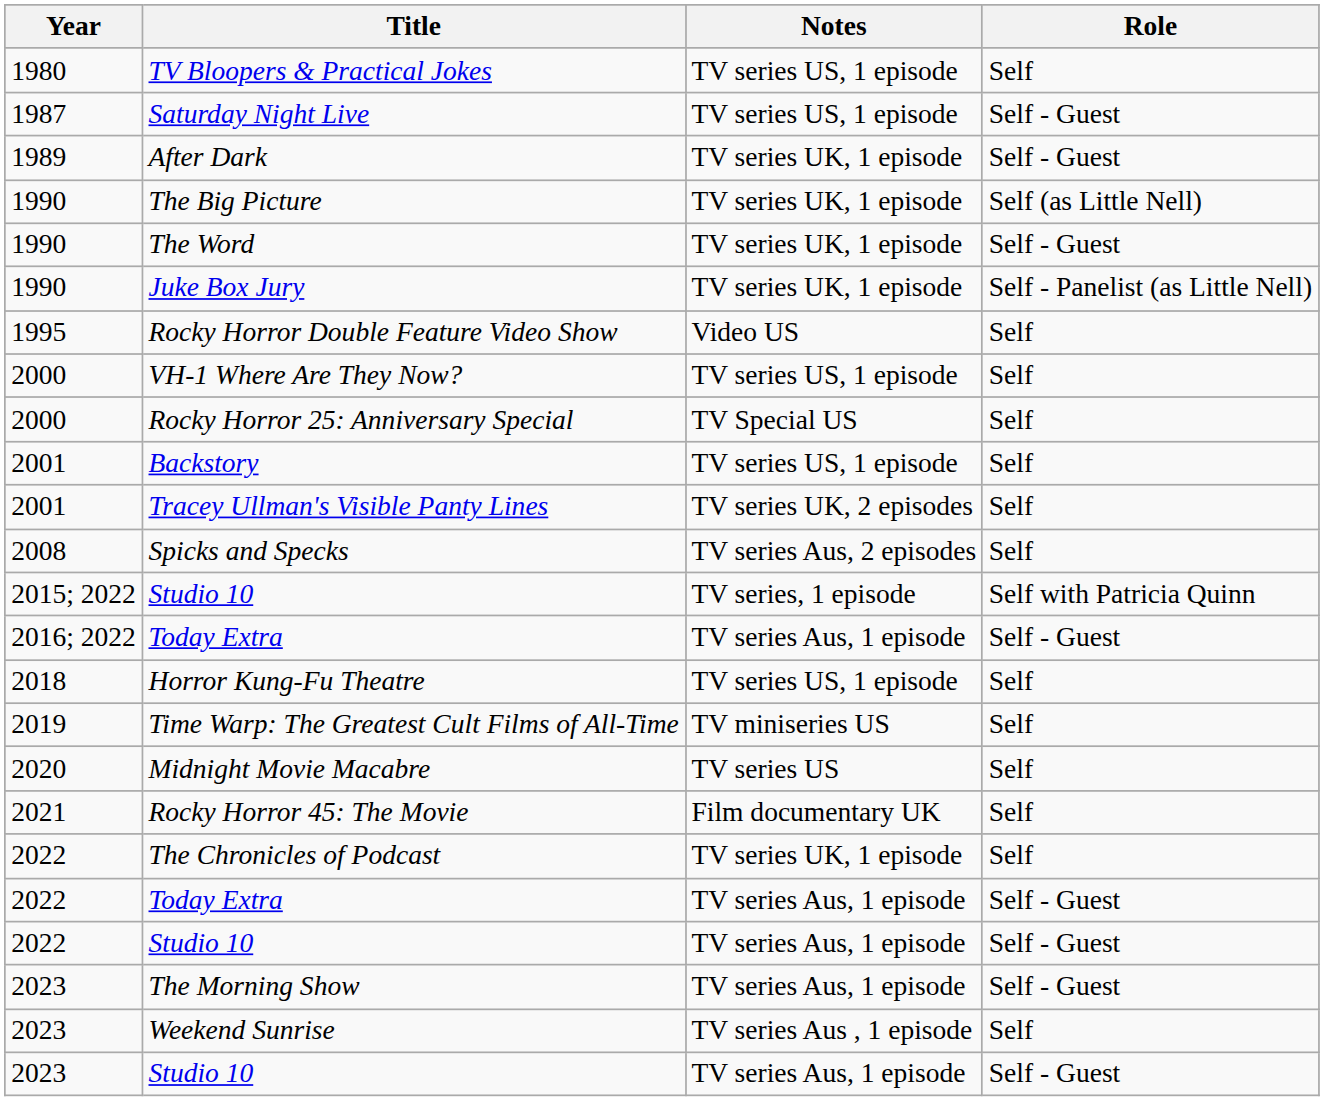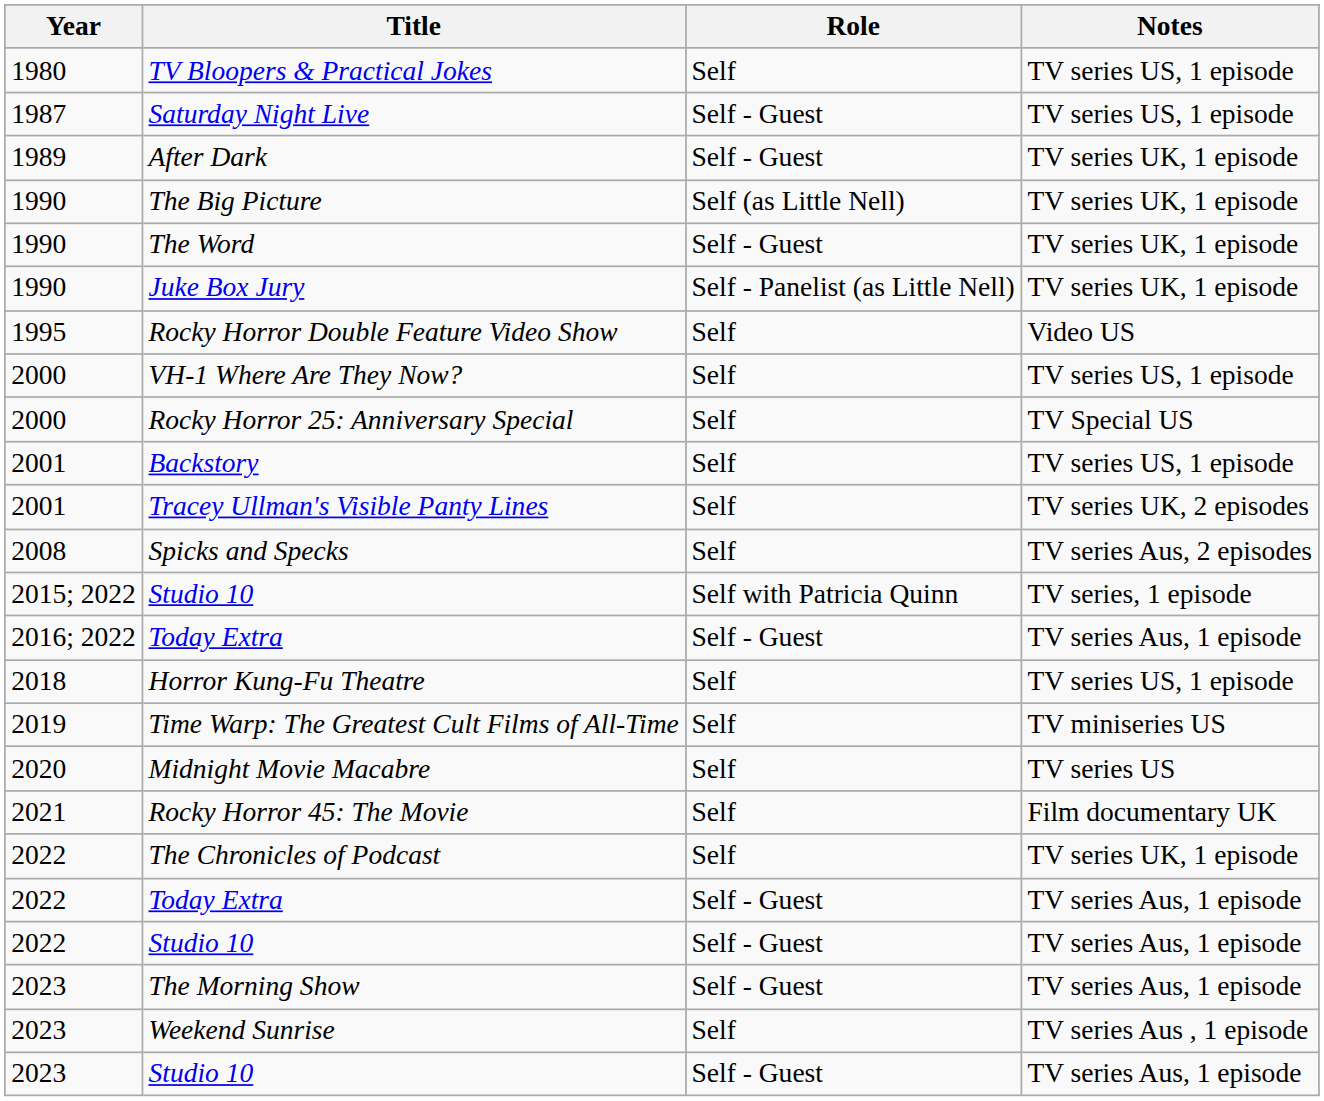columns swapped: (1150, 26) <-> (834, 26)
